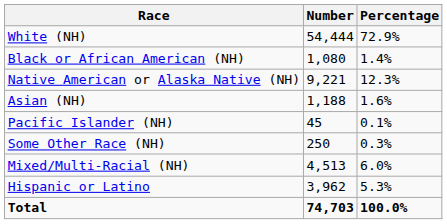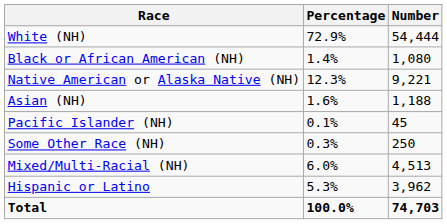columns swapped: (330, 15) <-> (400, 15)
